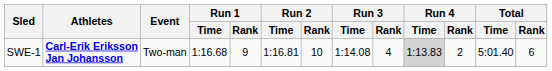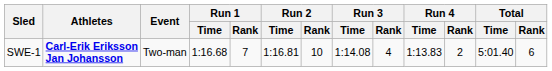(245, 53) 9 -> (245, 53) 7
(424, 53) lightgrey background -> (424, 53) no background
